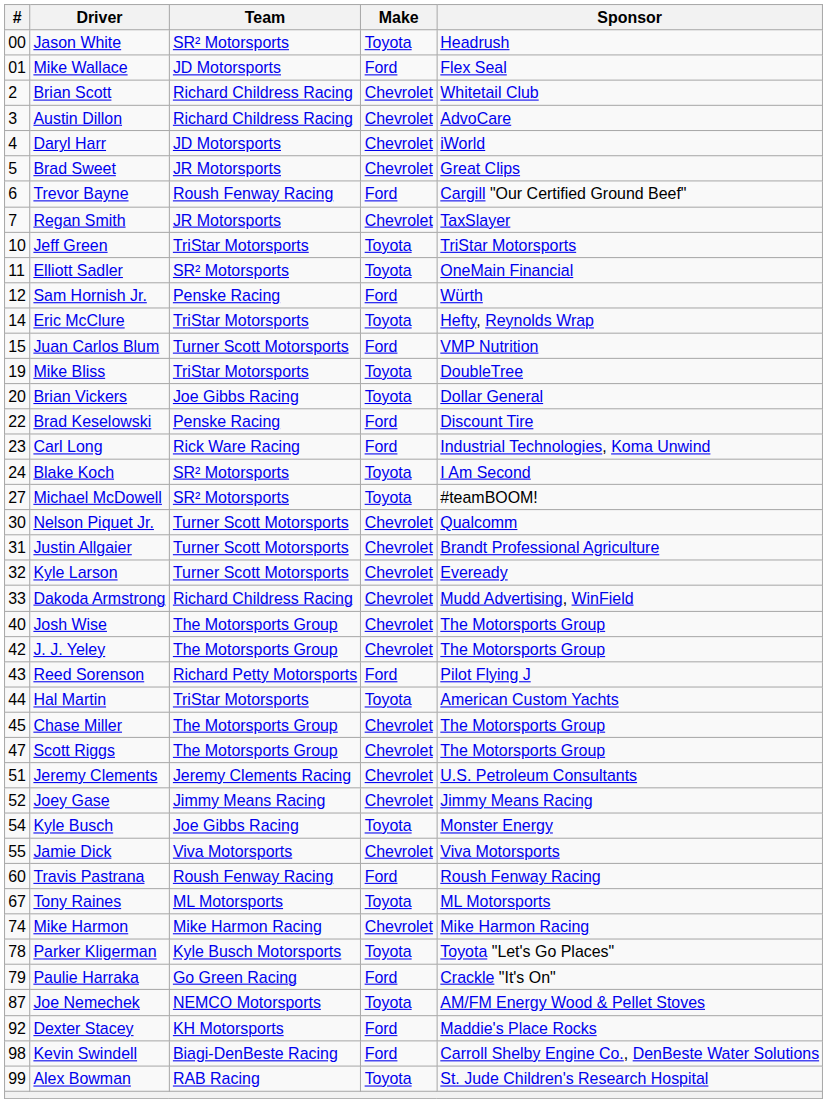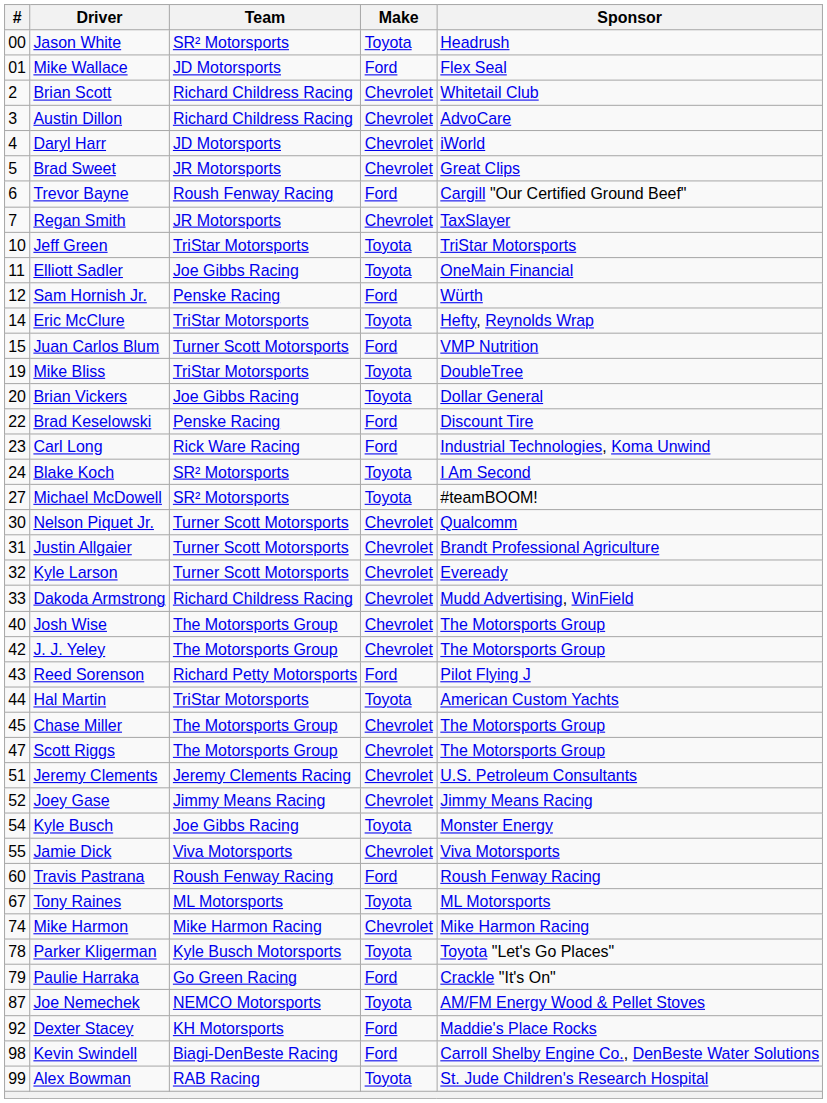(231, 270) SR² Motorsports -> (236, 270) Joe Gibbs Racing
